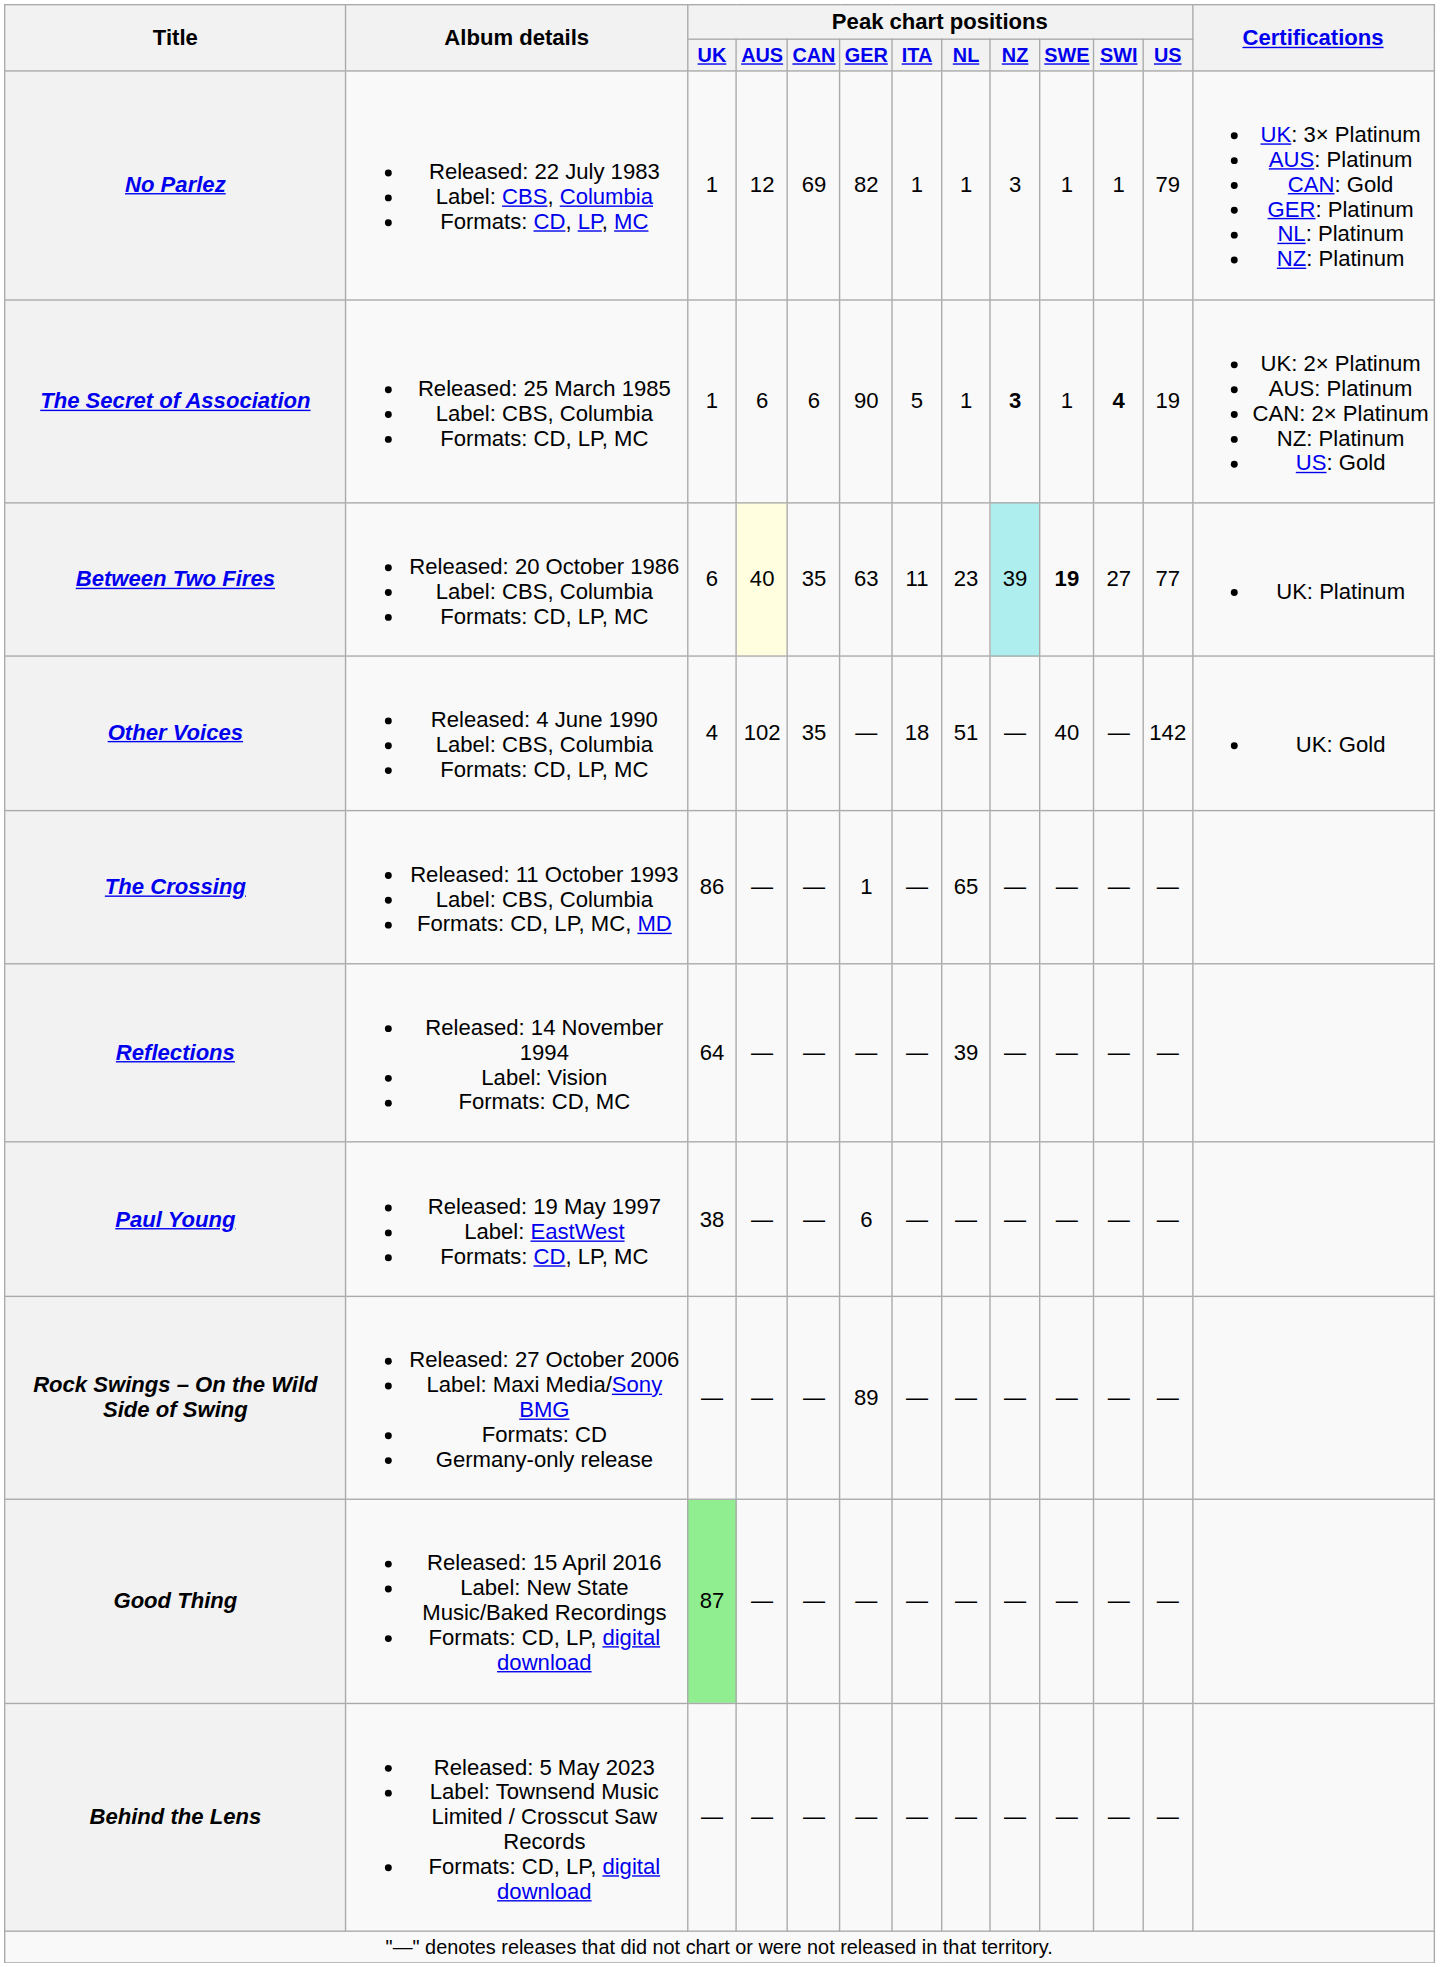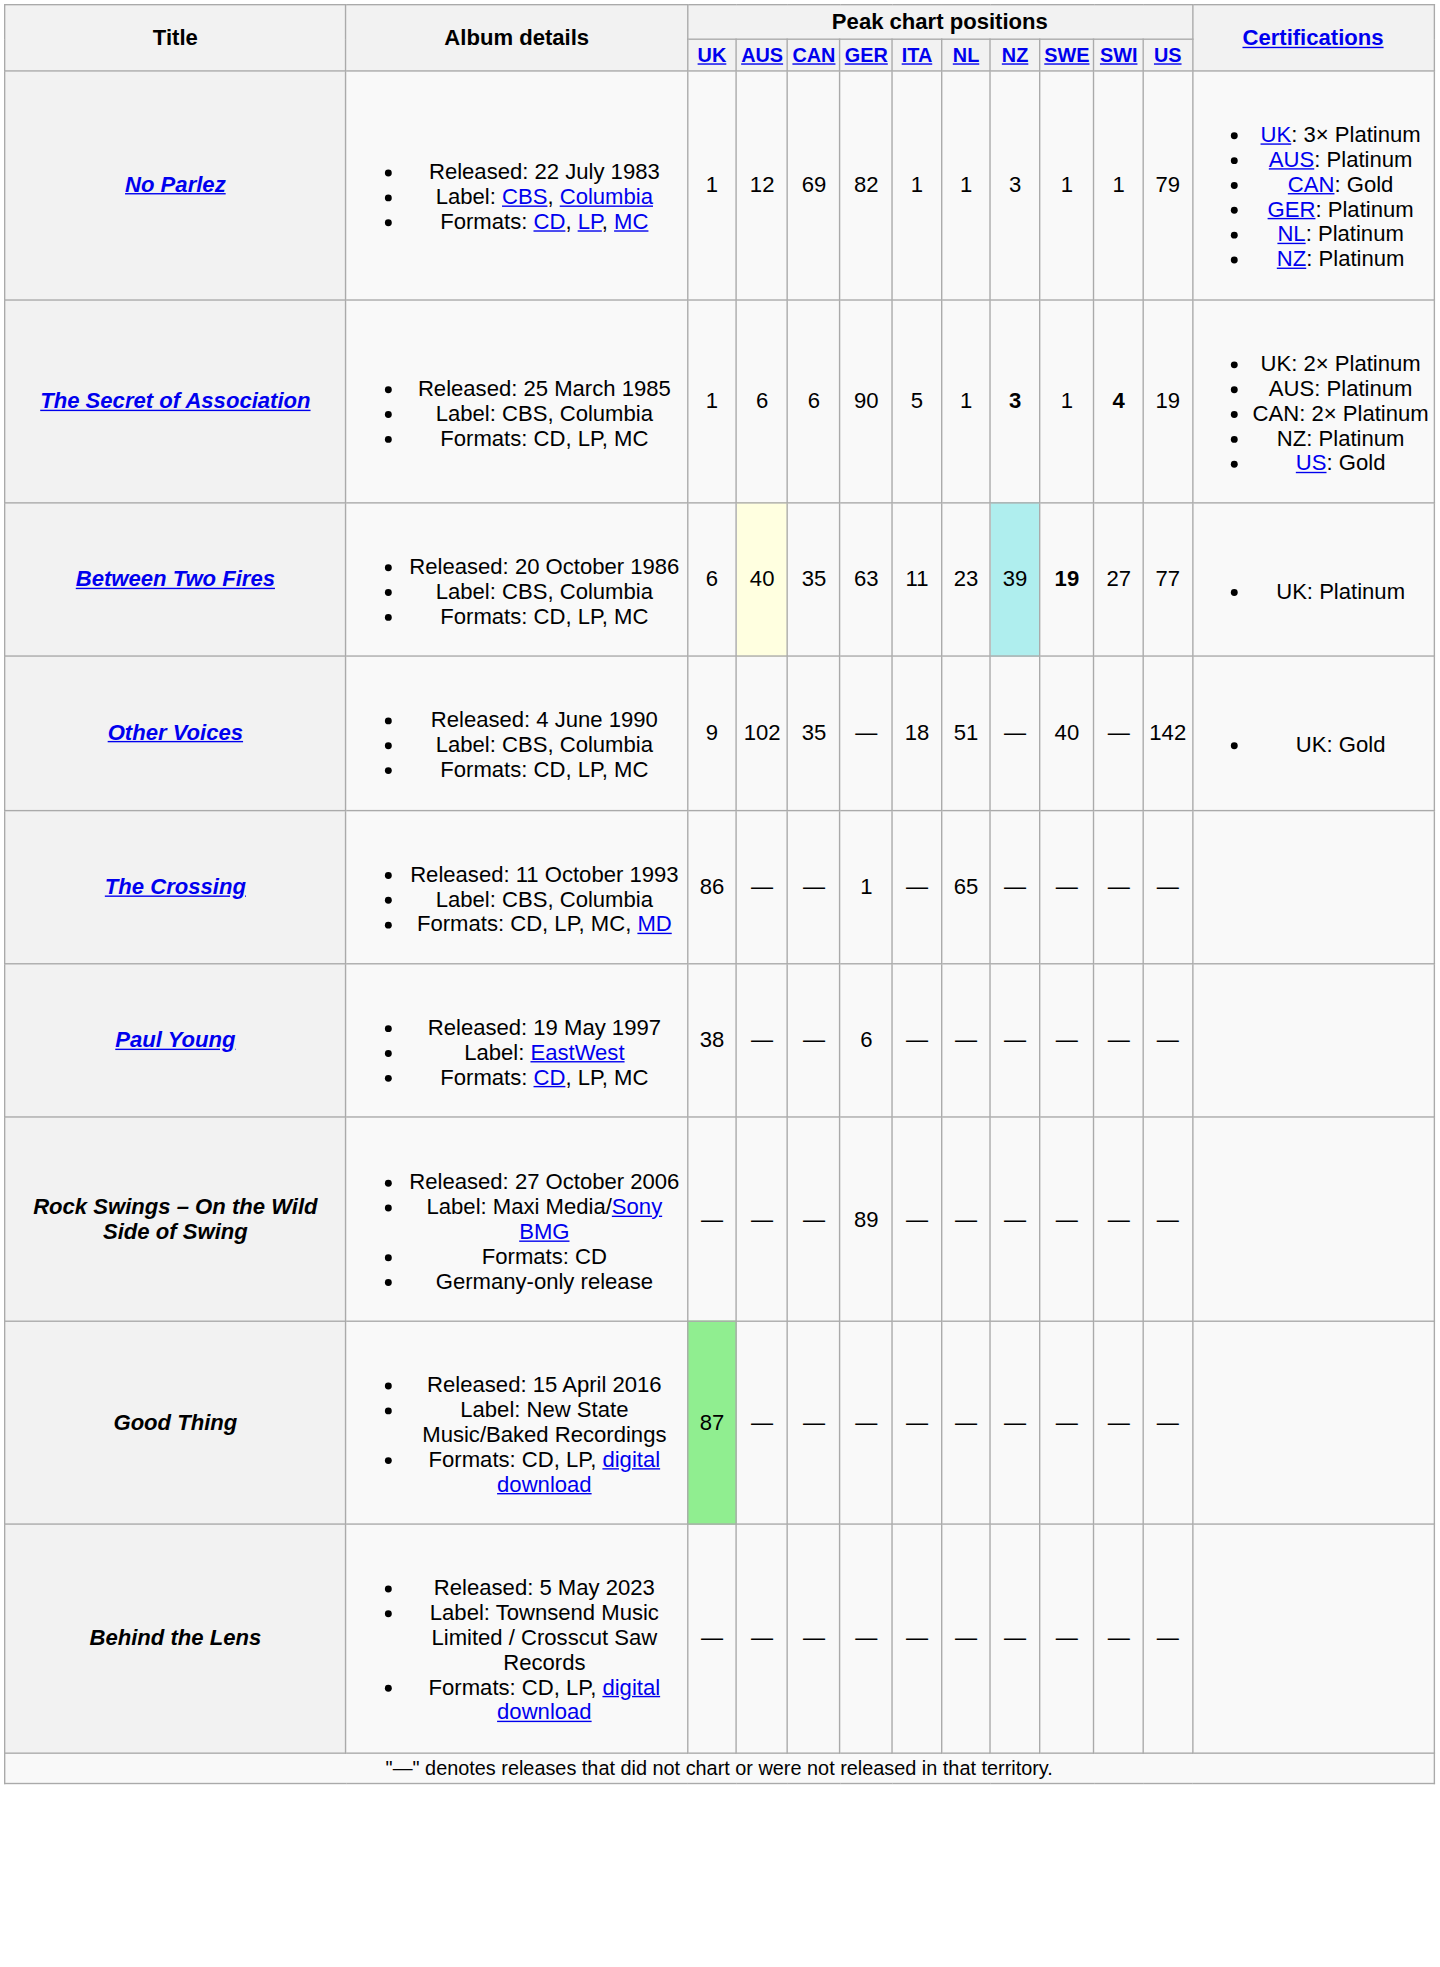(712, 733) 4 -> (712, 733) 9
- row: (175, 1052)
